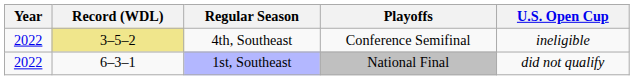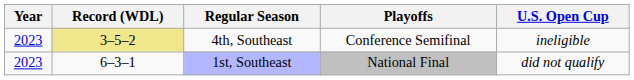(28, 40) 2022 -> (28, 40) 2023
(28, 63) 2022 -> (28, 63) 2023
